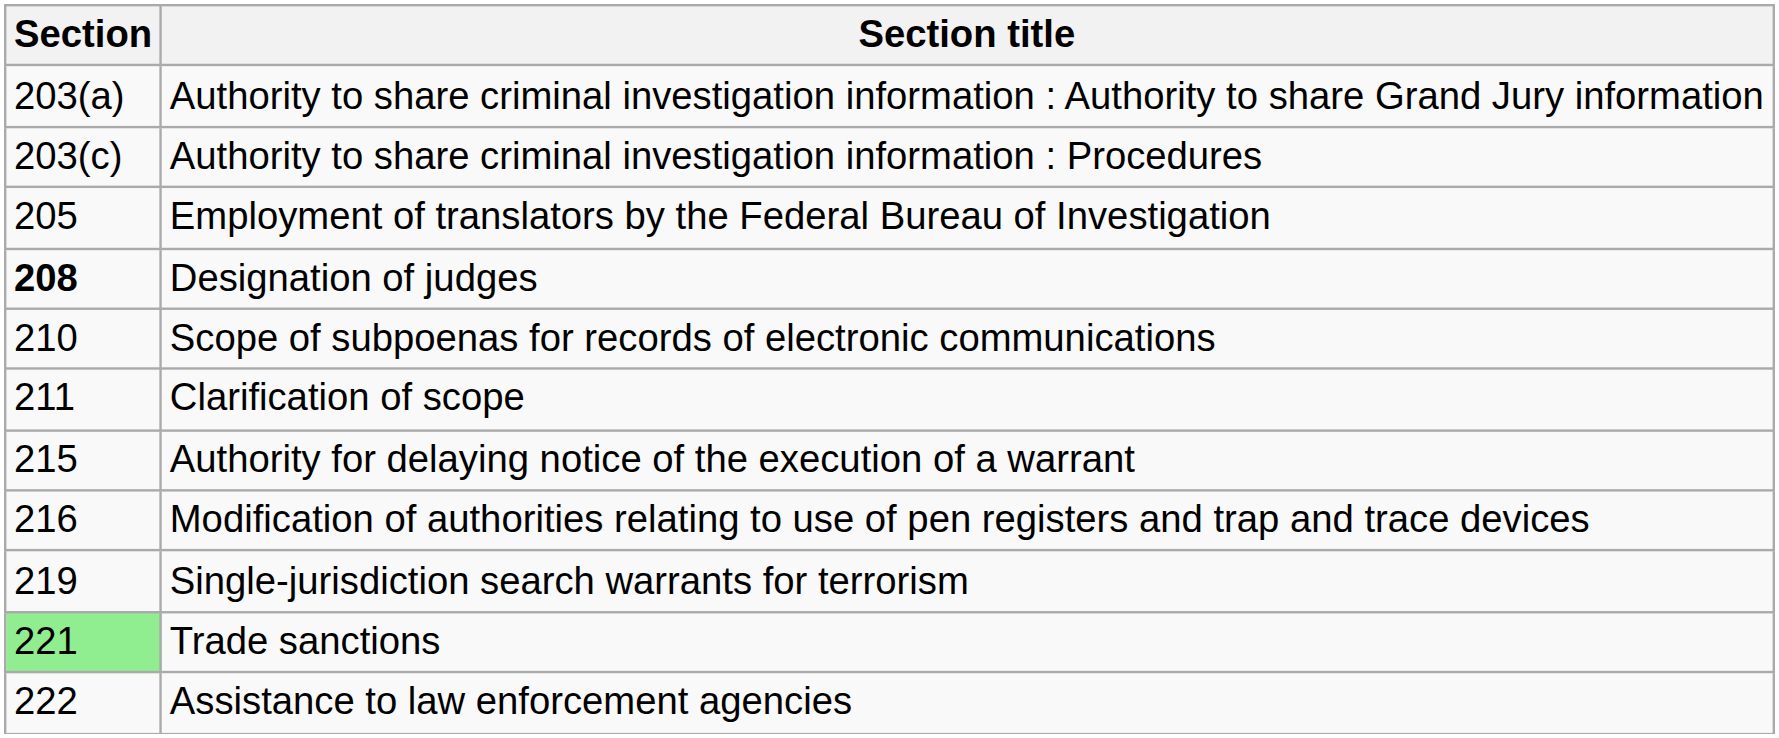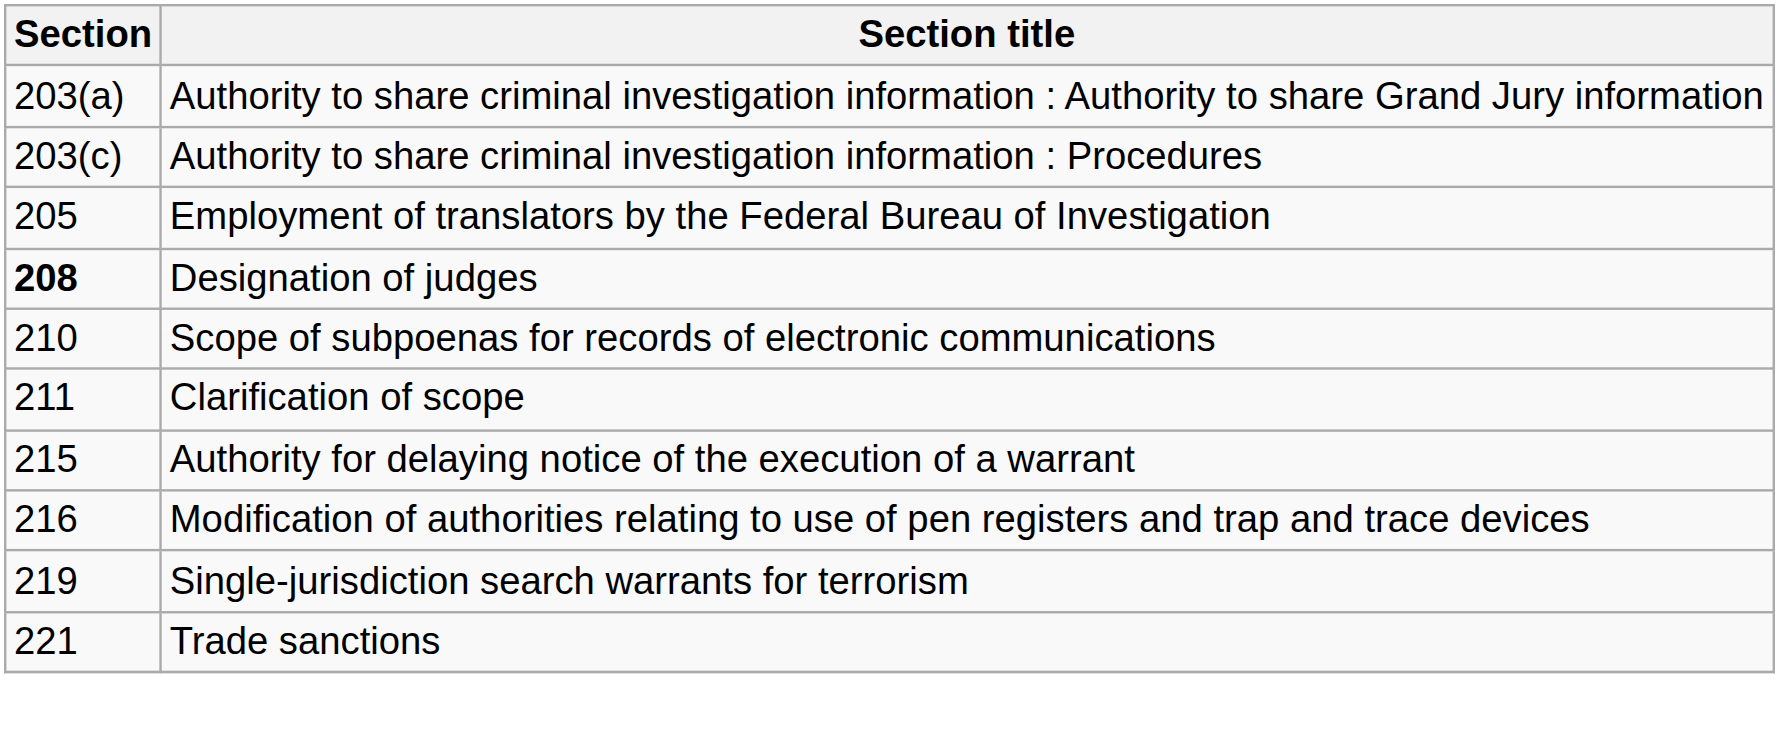(46, 641) lightgreen background -> (46, 641) no background
- row: (511, 701)
